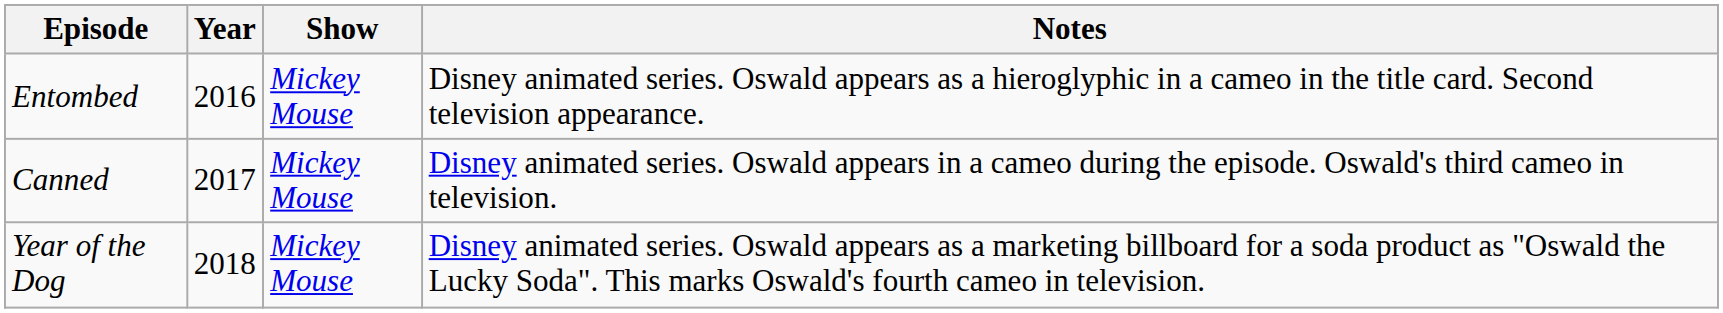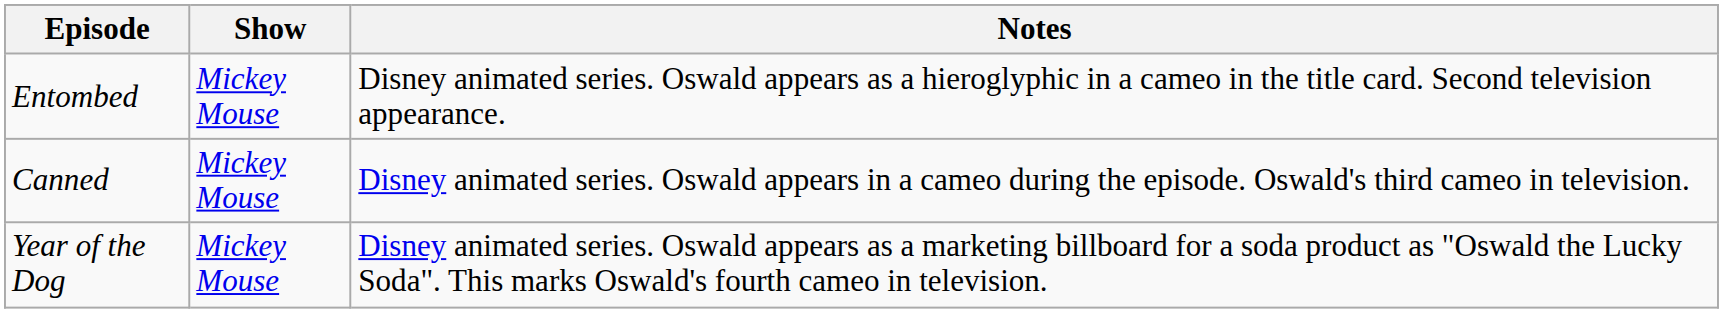- column: (225, 29)
